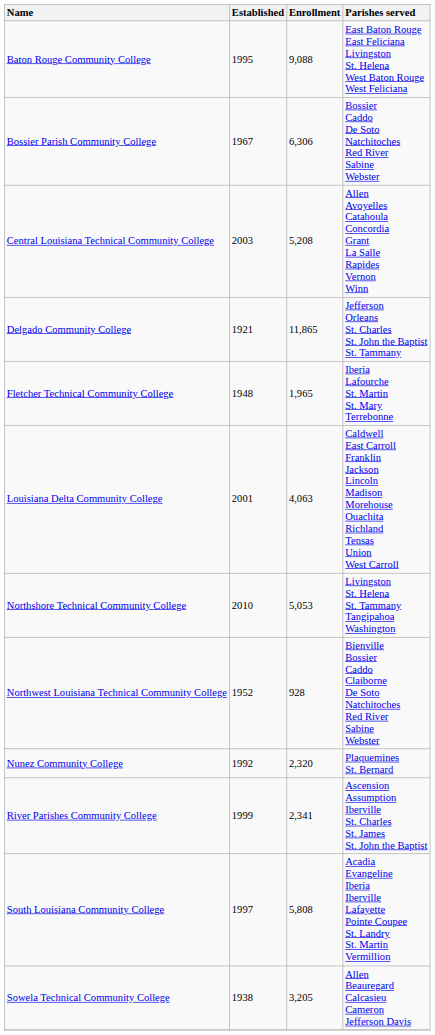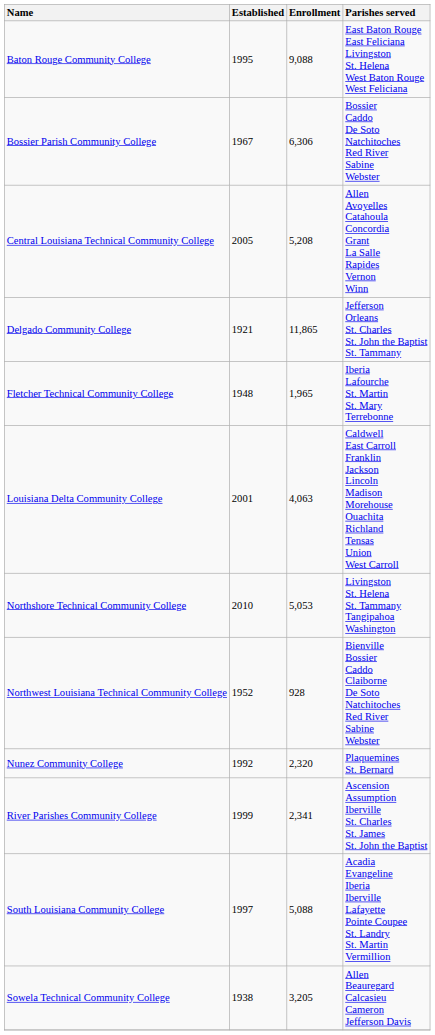(242, 241) 2003 -> (242, 241) 2005
(301, 909) 5,808 -> (301, 909) 5,088
